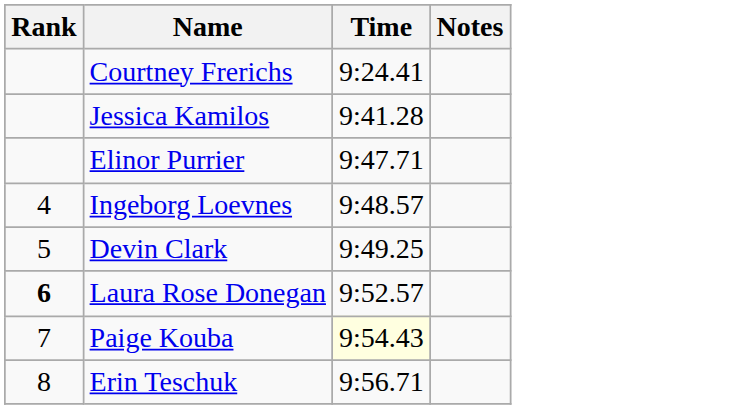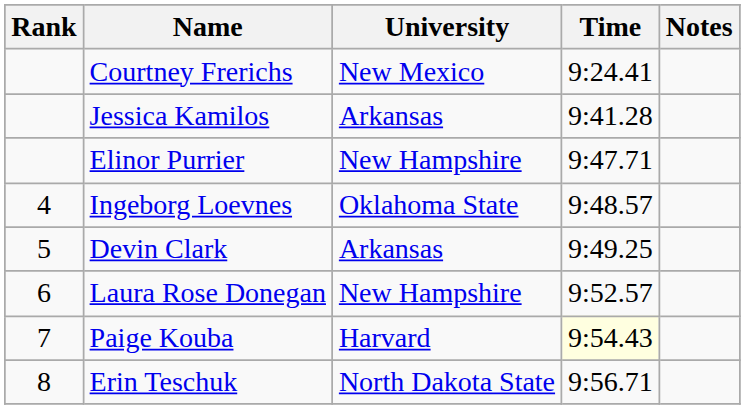+ column: (447, 26)
(44, 293) bold -> (44, 293) normal
